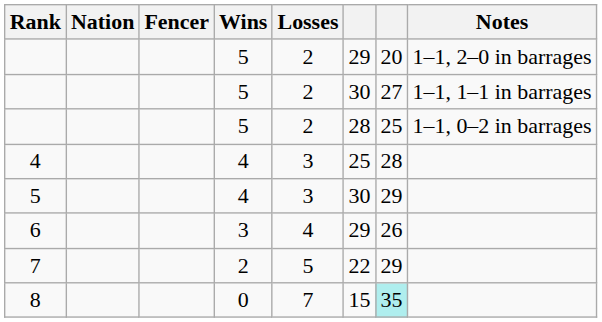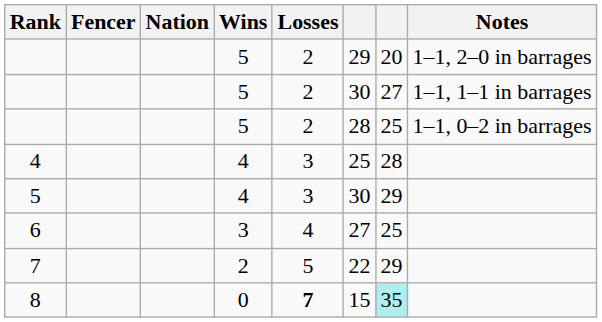columns swapped: (177, 21) <-> (103, 21)
(359, 230) 29 -> (359, 230) 27
(391, 230) 26 -> (391, 230) 25
(308, 299) normal -> (308, 299) bold
